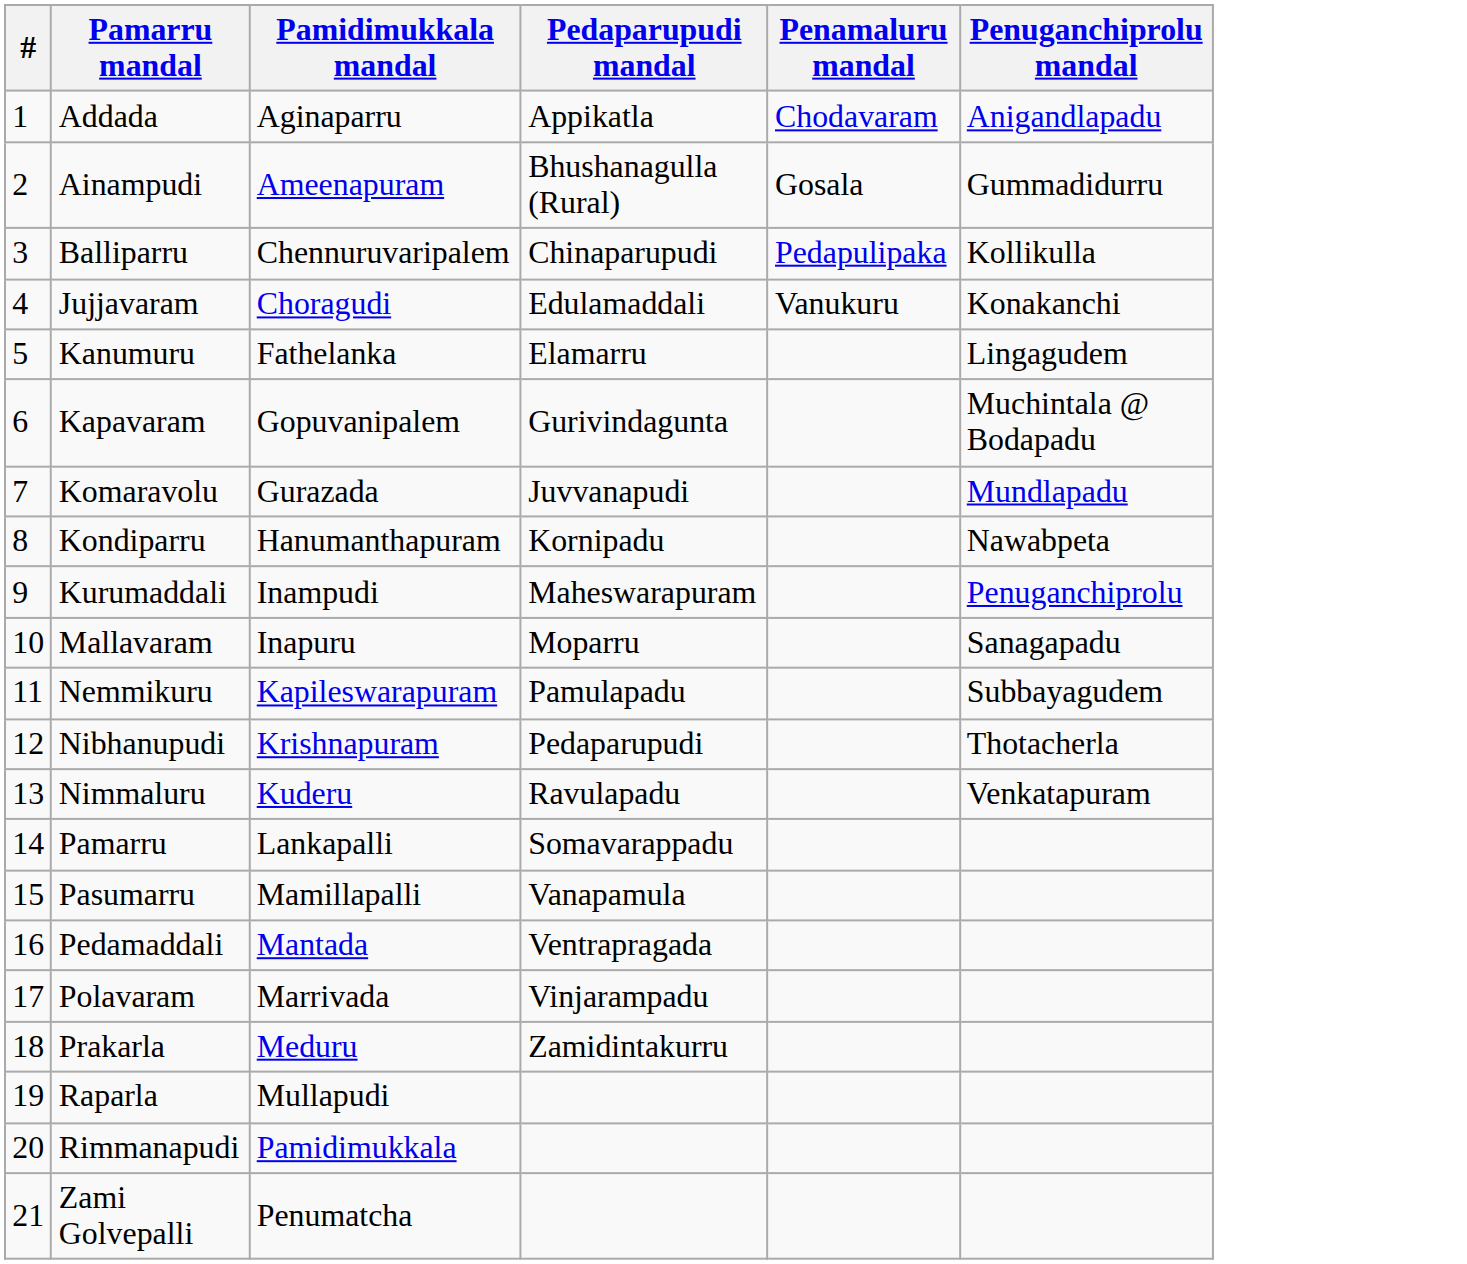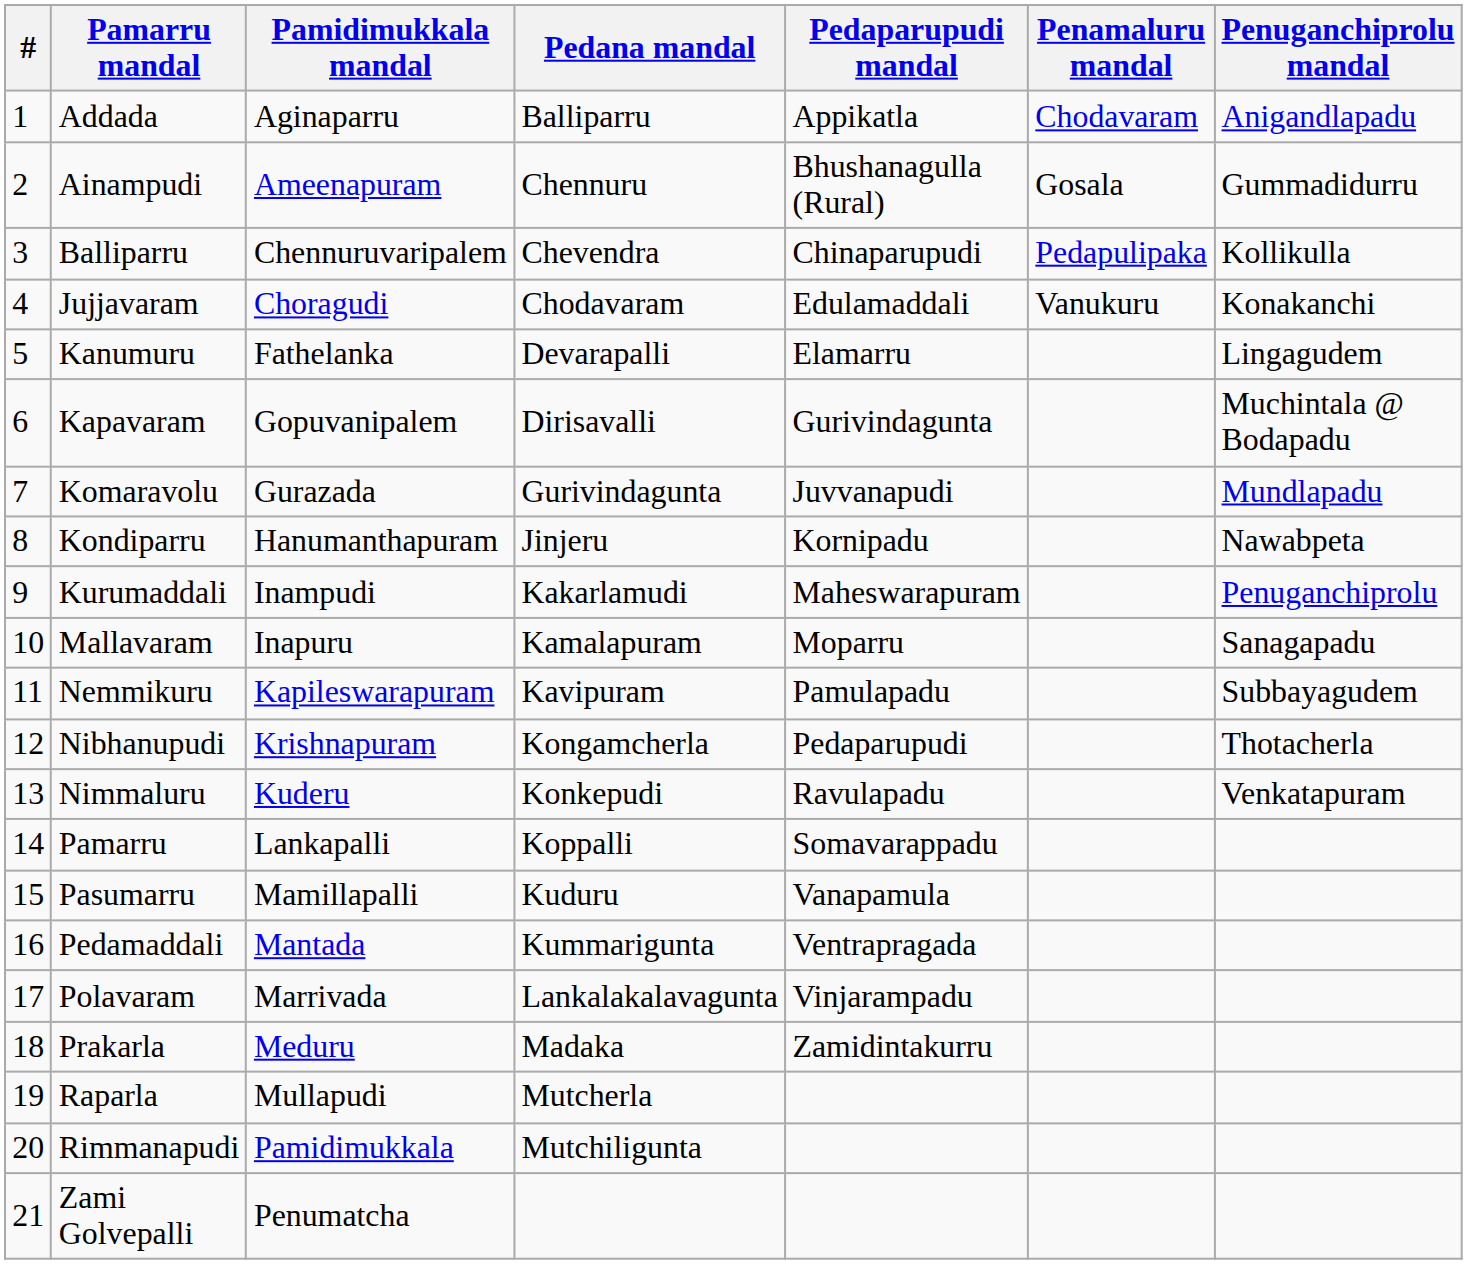+ column: (650, 47)
